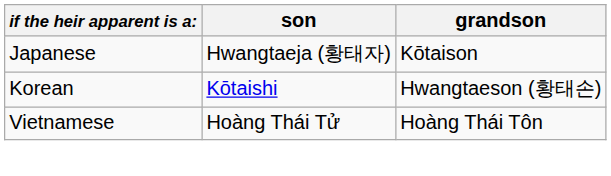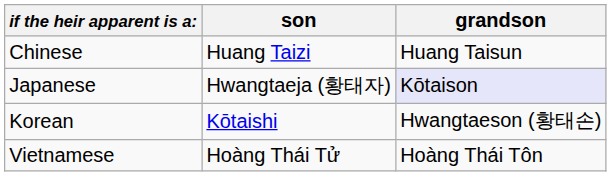+ row: (46, 52)
(439, 53) no background -> (439, 85) lavender background
